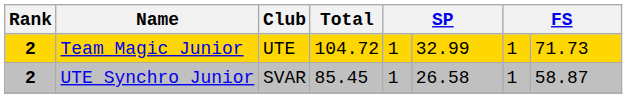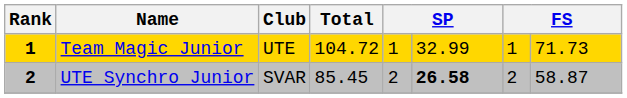(31, 49) 2 -> (31, 49) 1
(393, 78) 1 -> (393, 78) 2
(443, 78) normal -> (443, 78) bold
(512, 78) 1 -> (512, 78) 2
